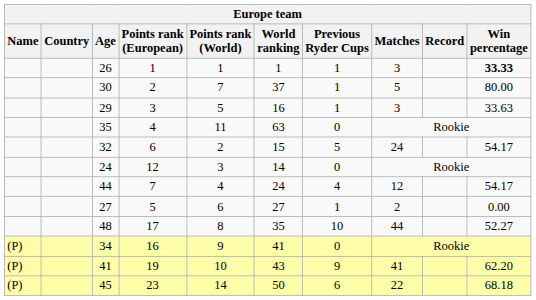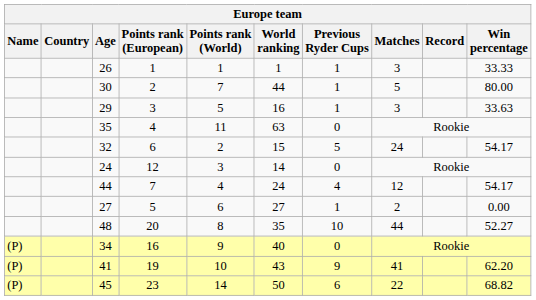(499, 68) bold -> (499, 68) normal
(278, 87) 37 -> (278, 87) 44
(153, 226) 17 -> (153, 226) 20
(278, 246) 41 -> (278, 246) 40
(499, 285) 68.18 -> (499, 285) 68.82
